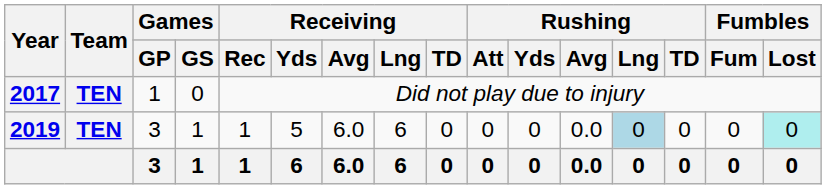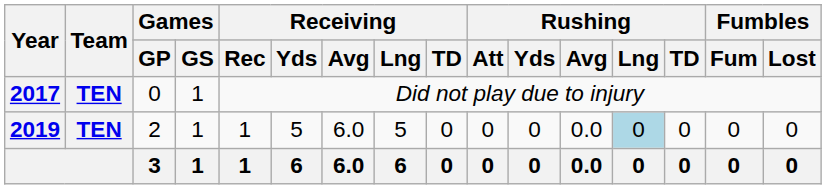(154, 93) 1 -> (154, 93) 0
(197, 93) 0 -> (197, 93) 1
(154, 129) 3 -> (154, 129) 2
(401, 129) 6 -> (401, 129) 5
(792, 129) paleturquoise background -> (792, 129) no background
